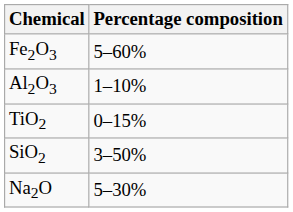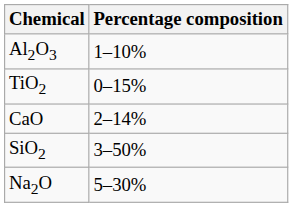- row: (33, 51)
+ row: (26, 118)
